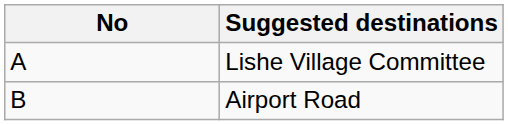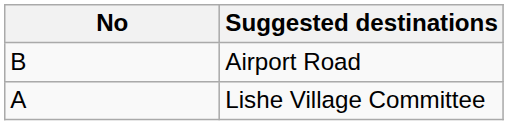rows swapped: (355, 61) <-> (293, 100)
